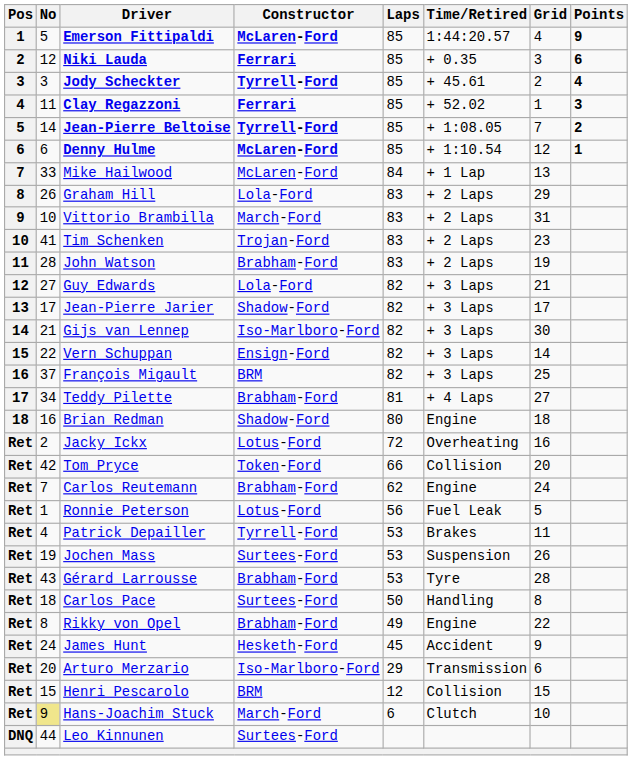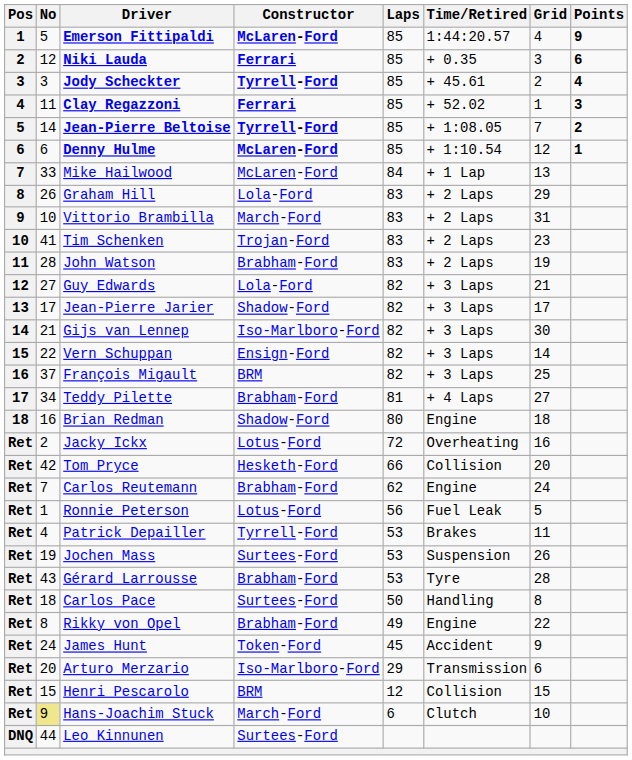(279, 467) Token-Ford -> (288, 467) Hesketh-Ford
(288, 647) Hesketh-Ford -> (279, 647) Token-Ford
